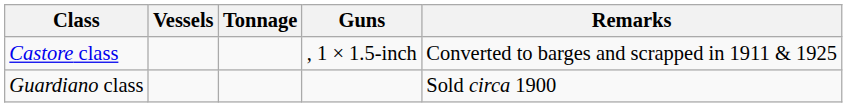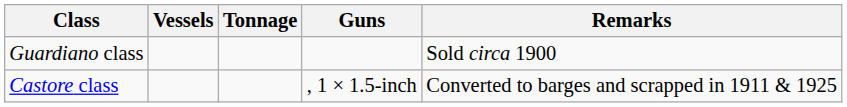rows swapped: (76, 85) <-> (64, 53)
